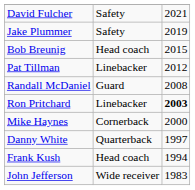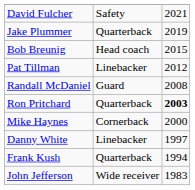(110, 31) Safety -> (124, 31) Quarterback
(121, 103) Linebacker -> (124, 103) Quarterback
(124, 139) Quarterback -> (121, 139) Linebacker
(122, 157) Head coach -> (124, 157) Quarterback
